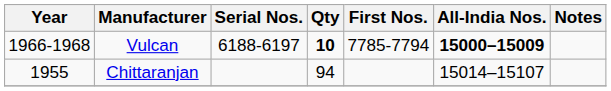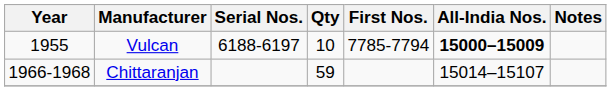(49, 45) 1966-1968 -> (49, 45) 1955
(325, 45) bold -> (325, 45) normal
(49, 72) 1955 -> (49, 72) 1966-1968
(325, 72) 94 -> (325, 72) 59
